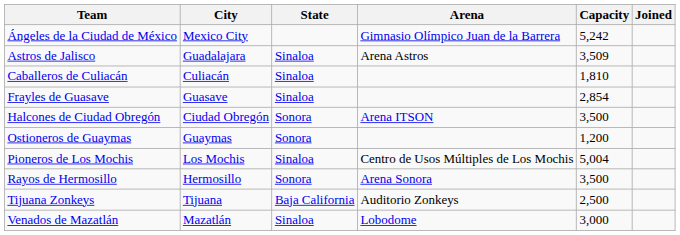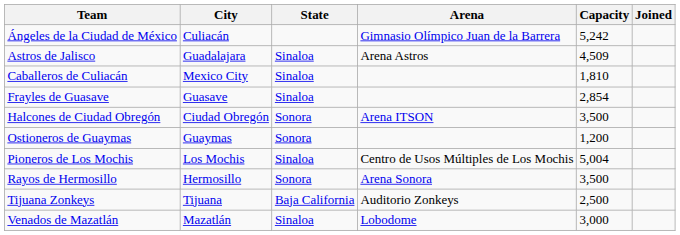(215, 35) Mexico City -> (206, 35) Culiacán
(594, 55) 3,509 -> (594, 55) 4,509
(206, 76) Culiacán -> (215, 76) Mexico City
